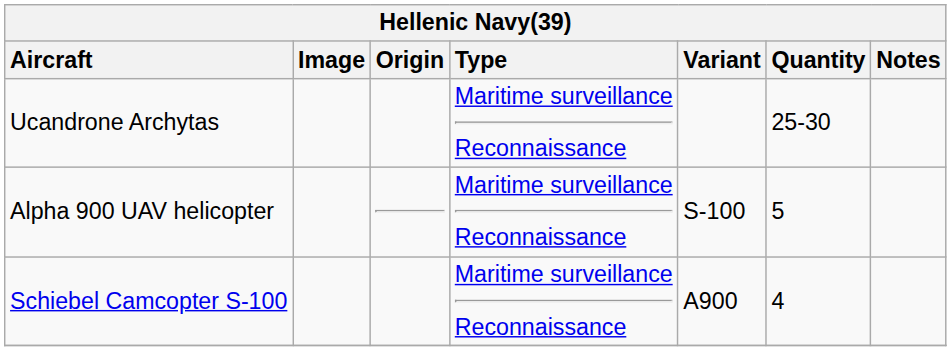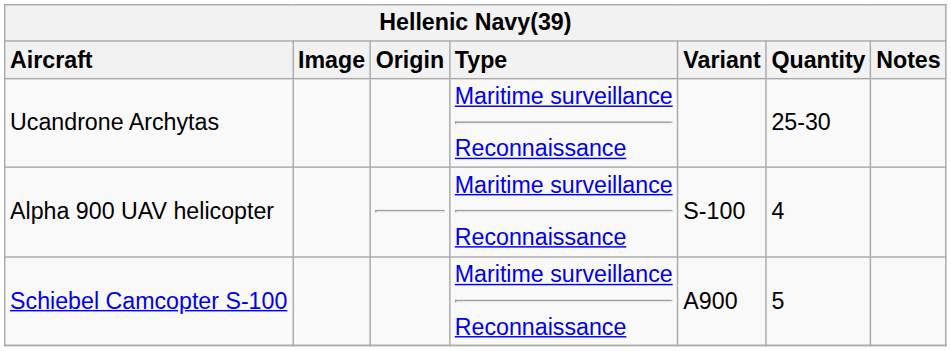(778, 211) 5 -> (778, 211) 4
(778, 300) 4 -> (778, 300) 5
